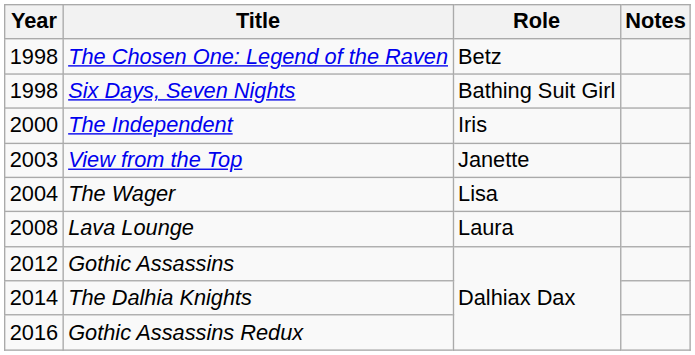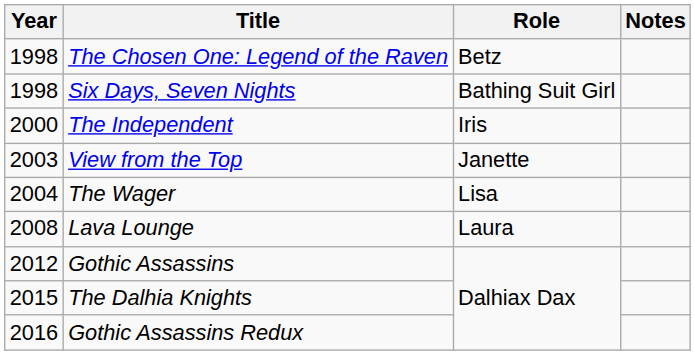(34, 297) 2014 -> (34, 297) 2015
